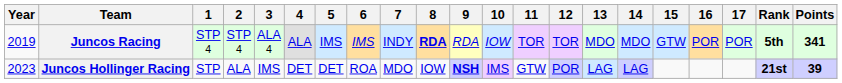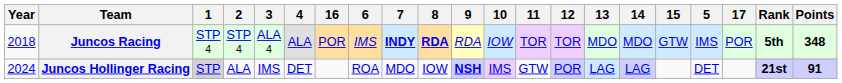columns swapped: (331, 15) <-> (706, 15)
(21, 42) 2019 -> (21, 42) 2018
(398, 42) normal -> (400, 42) bold
(815, 42) 341 -> (815, 42) 348
(21, 69) 2023 -> (21, 69) 2024
(208, 69) no background -> (208, 69) lightgrey background
(815, 69) 39 -> (815, 69) 91
